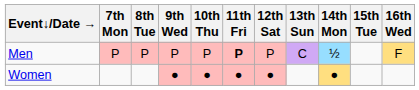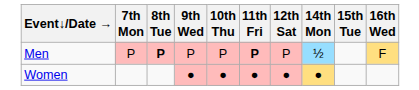- column: (302, 23)
(145, 53) normal -> (161, 53) bold
